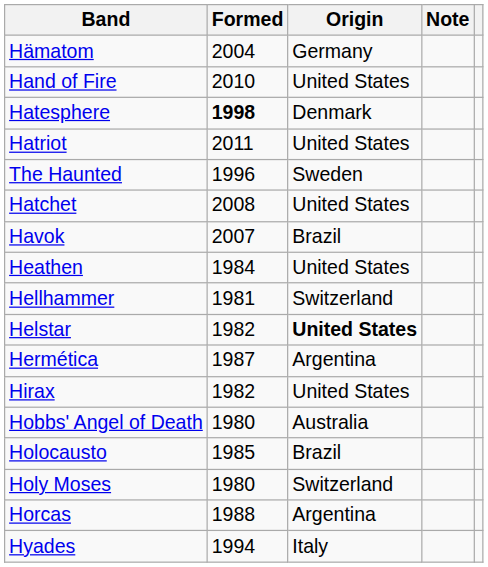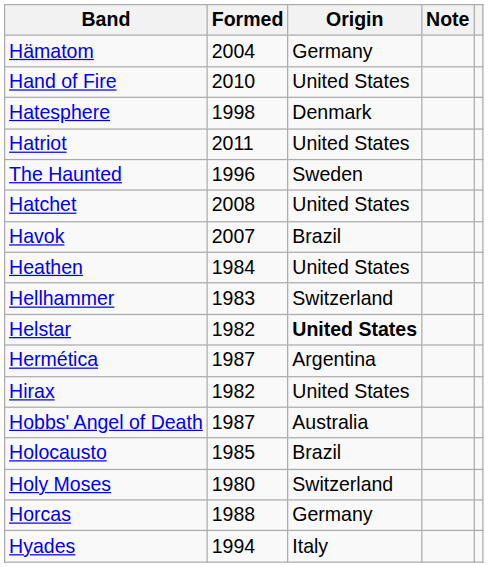(233, 112) bold -> (233, 112) normal
(233, 298) 1981 -> (233, 298) 1983
(233, 422) 1980 -> (233, 422) 1987
(334, 515) Argentina -> (332, 515) Germany
